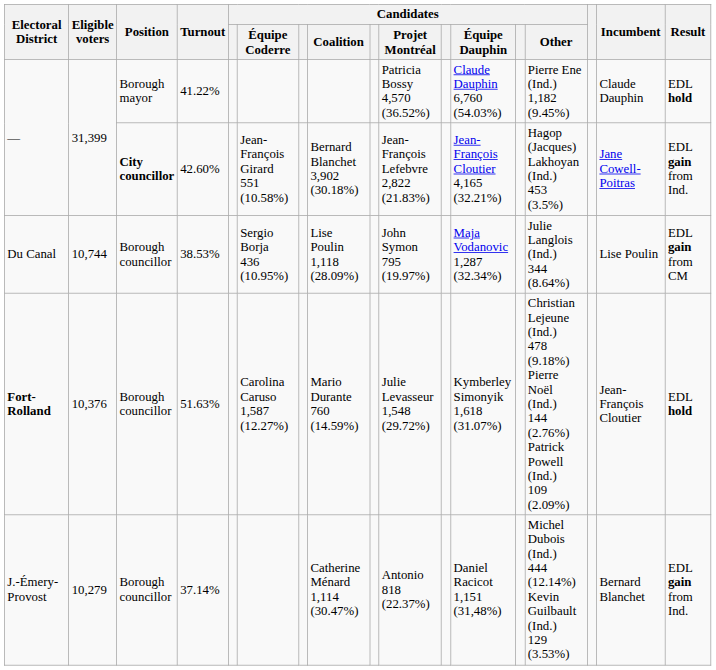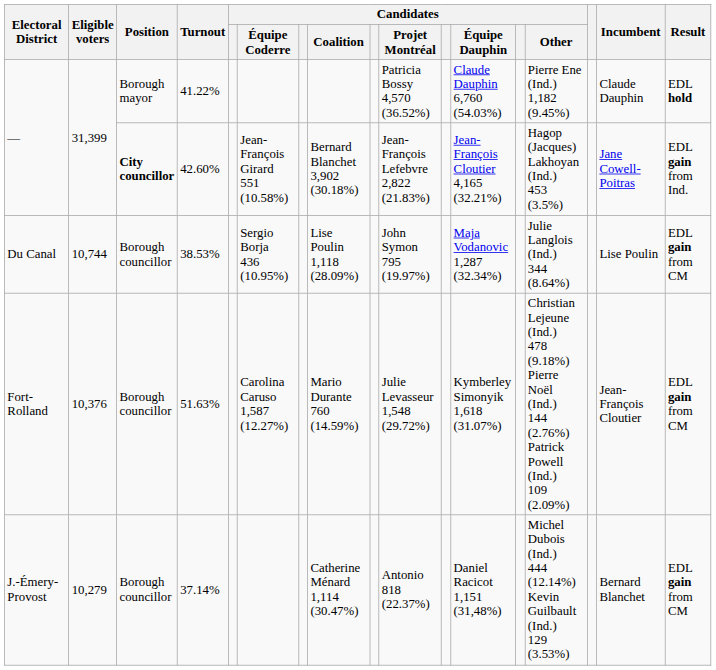(29, 404) bold -> (28, 404) normal
(680, 404) EDL hold -> (680, 404) EDL gain from CM
(680, 590) EDL gain from Ind. -> (680, 590) EDL gain from CM
